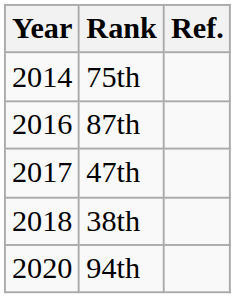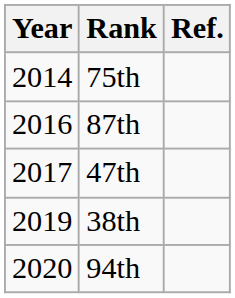(42, 220) 2018 -> (42, 220) 2019
